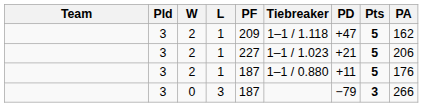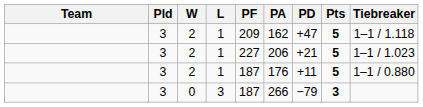columns swapped: (404, 14) <-> (298, 14)
